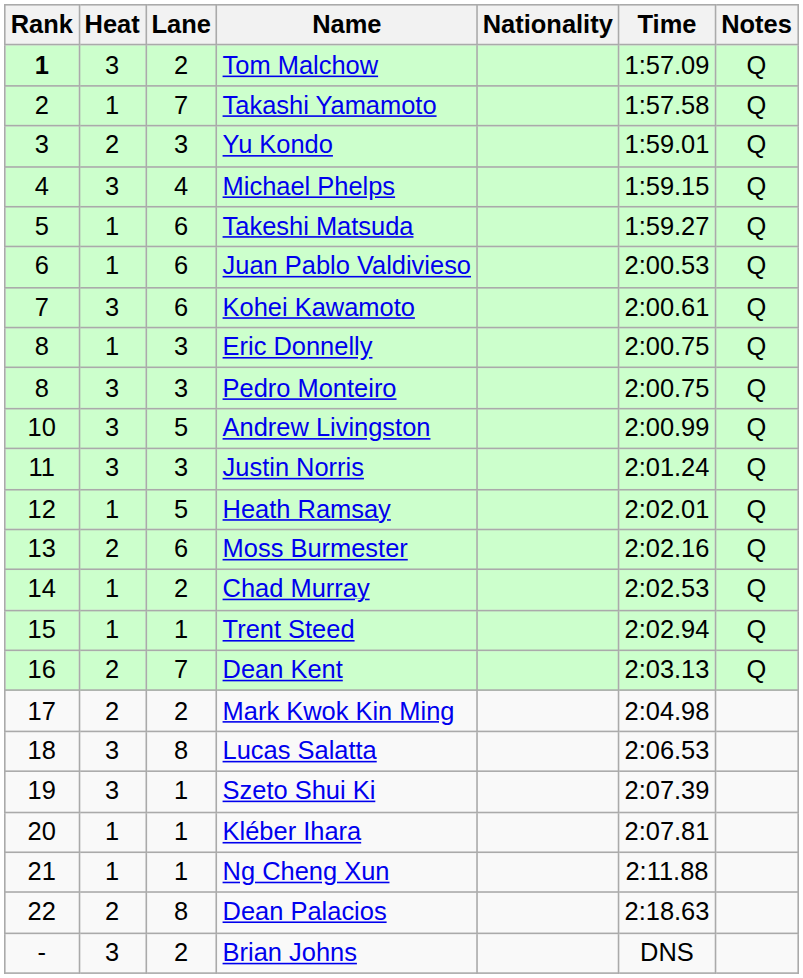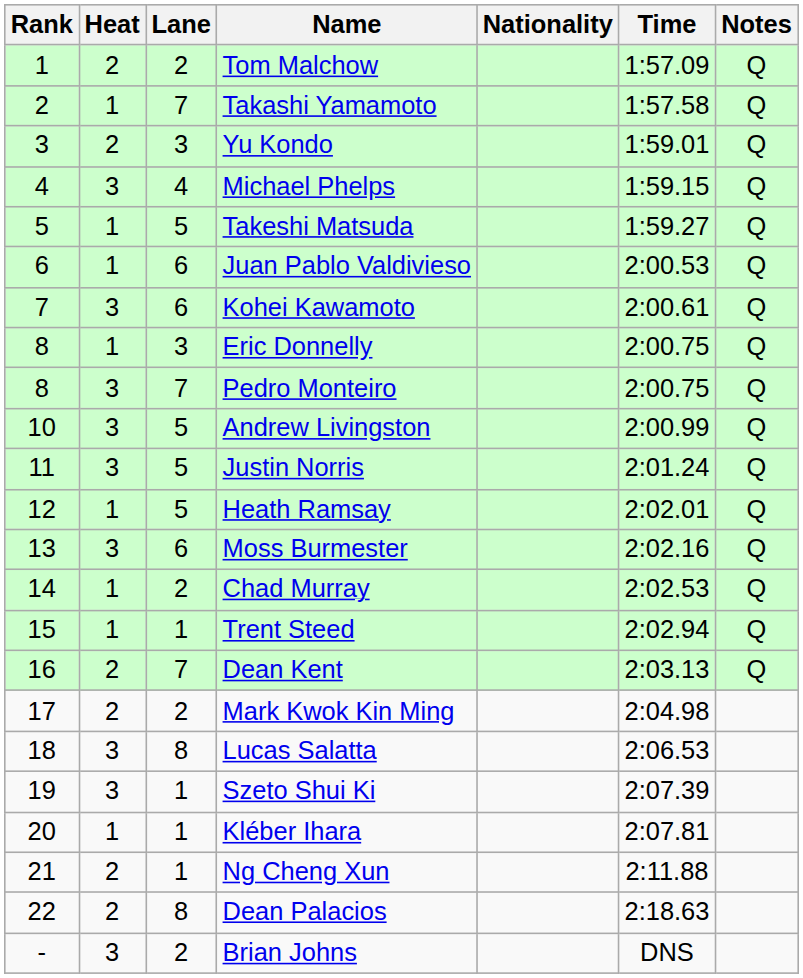(42, 65) bold -> (42, 65) normal
(112, 65) 3 -> (112, 65) 2
(181, 226) 6 -> (181, 226) 5
(181, 387) 3 -> (181, 387) 7
(181, 468) 3 -> (181, 468) 5
(112, 549) 2 -> (112, 549) 3
(112, 871) 1 -> (112, 871) 2
